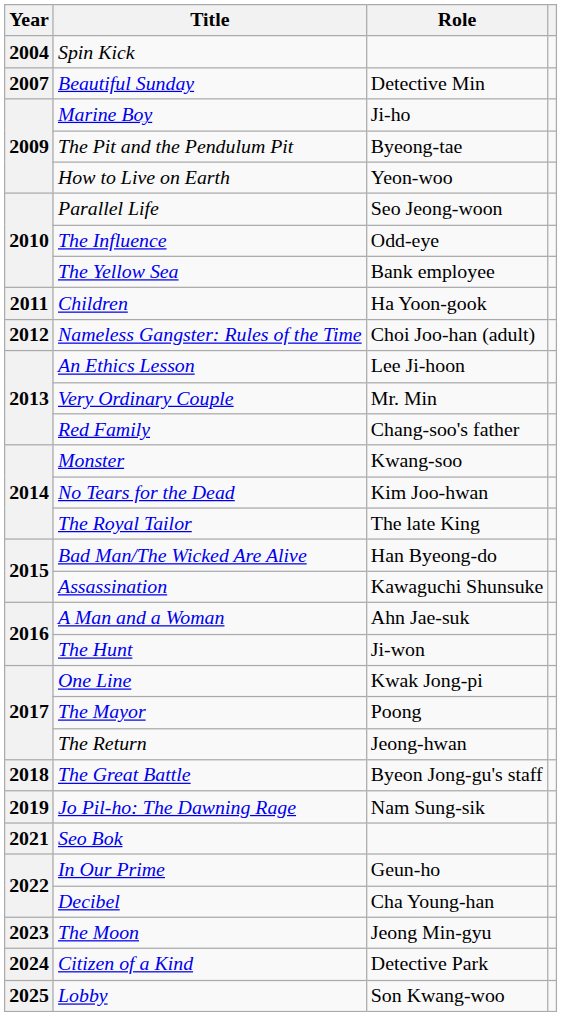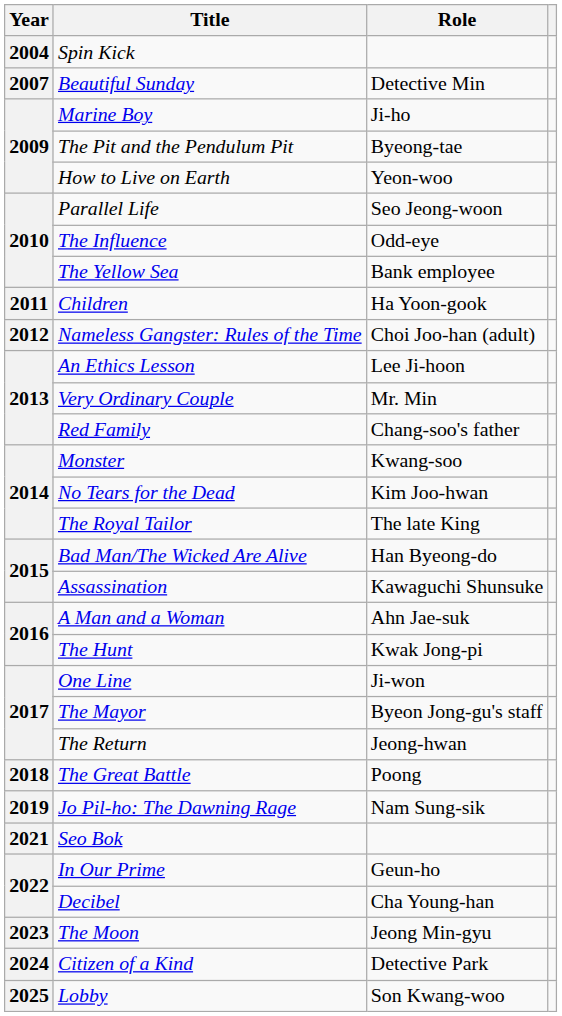(398, 649) Ji-won -> (427, 649) Kwak Jong-pi
(427, 680) Kwak Jong-pi -> (398, 680) Ji-won
(396, 712) Poong -> (457, 712) Byeon Jong-gu's staff
(457, 775) Byeon Jong-gu's staff -> (396, 775) Poong
